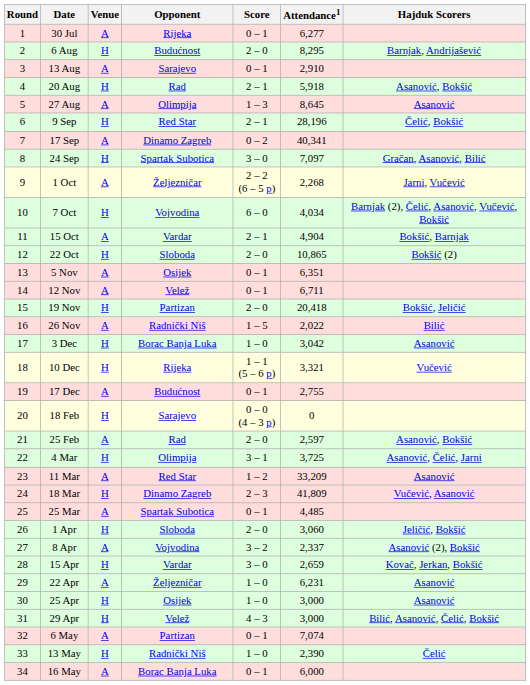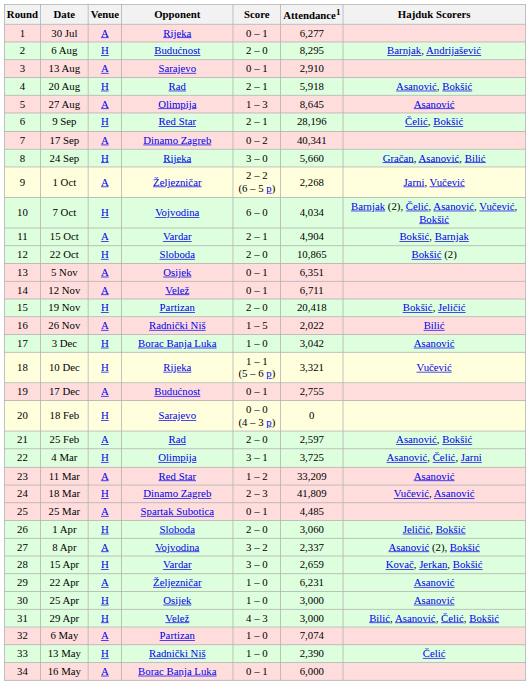(177, 158) Spartak Subotica -> (177, 158) Rijeka
(312, 158) 7,097 -> (312, 158) 5,660
(257, 636) 0 – 1 -> (257, 636) 1 – 0
